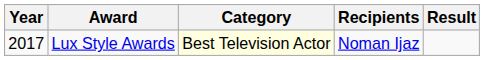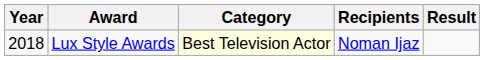(26, 43) 2017 -> (26, 43) 2018
